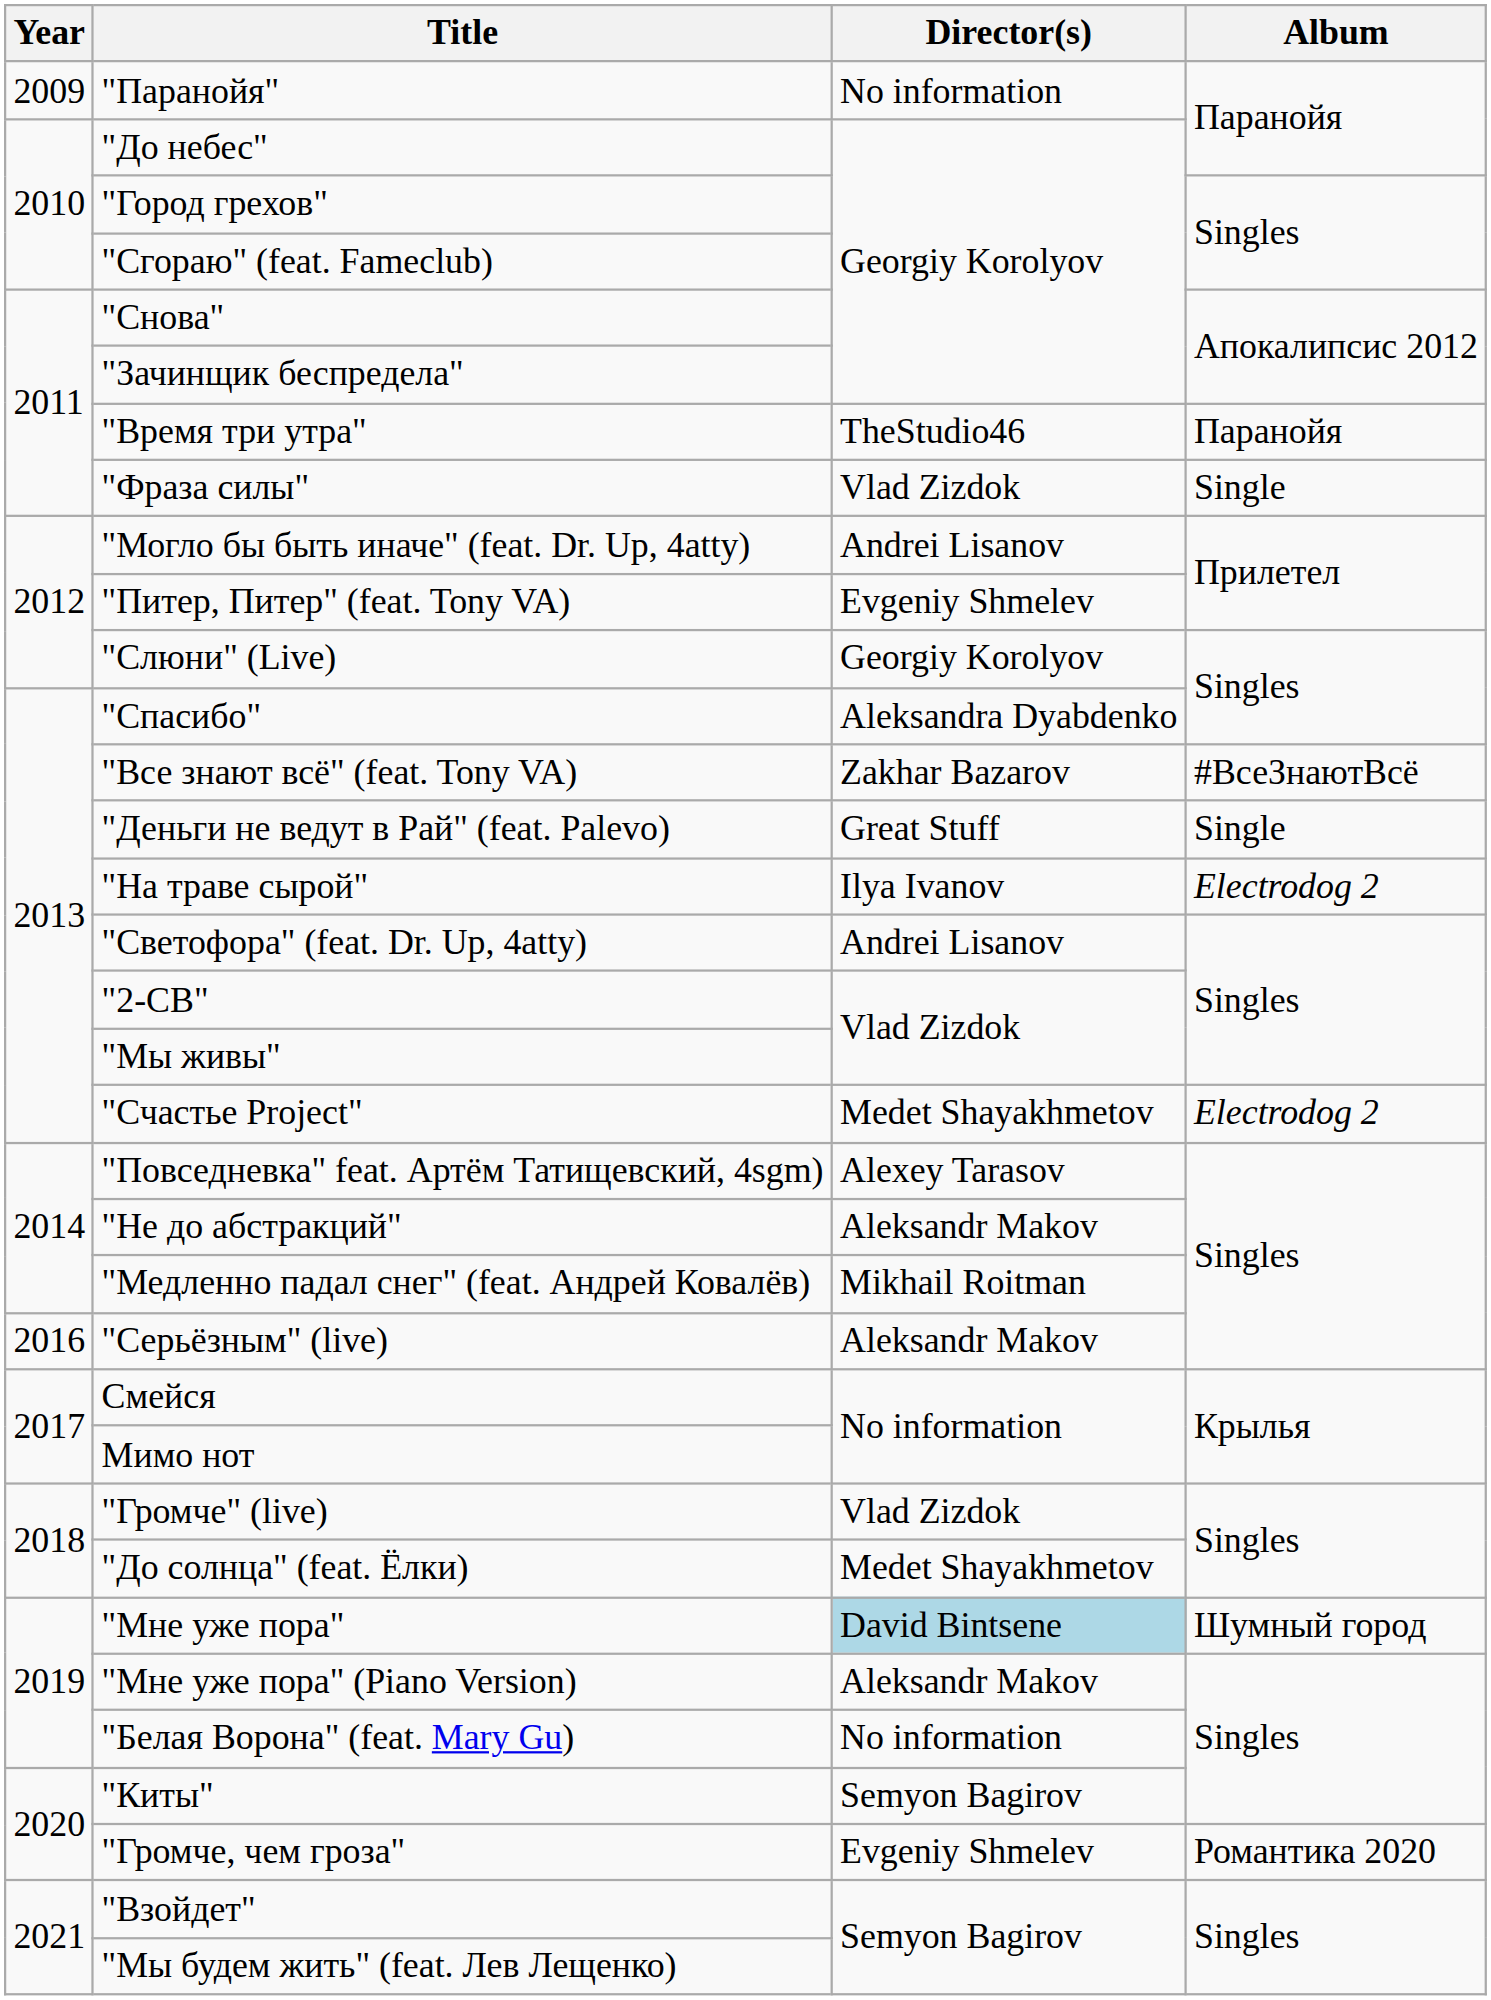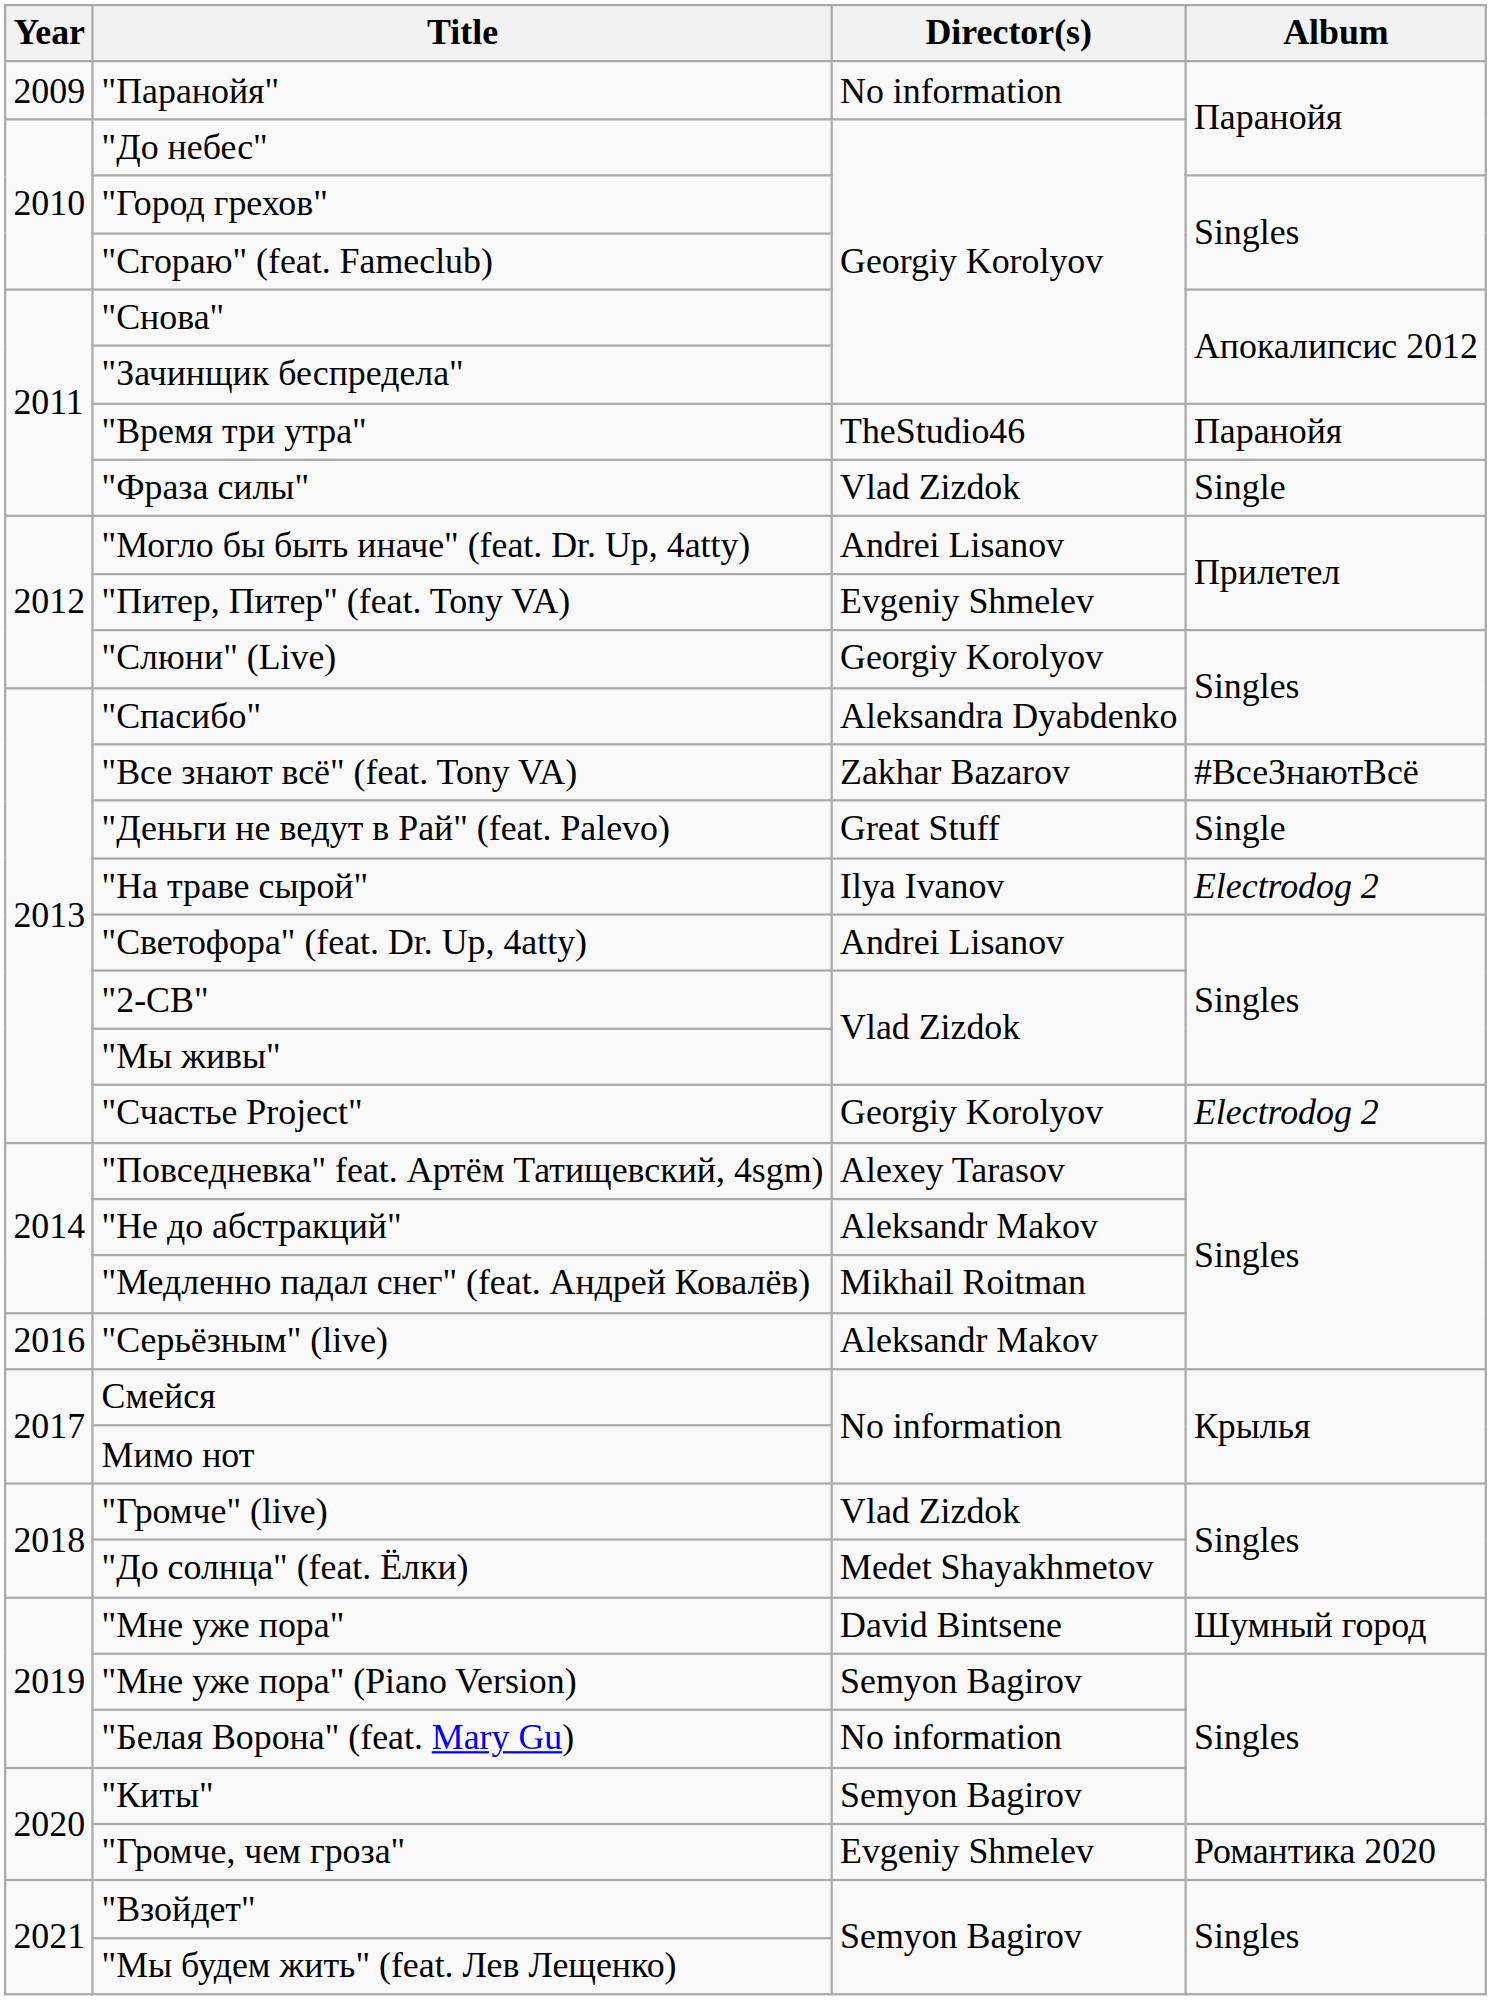(997, 1112) Medet Shayakhmetov -> (972, 1112) Georgiy Korolyov
(951, 1624) lightblue background -> (951, 1624) no background
(969, 1681) Aleksandr Makov -> (961, 1681) Semyon Bagirov
